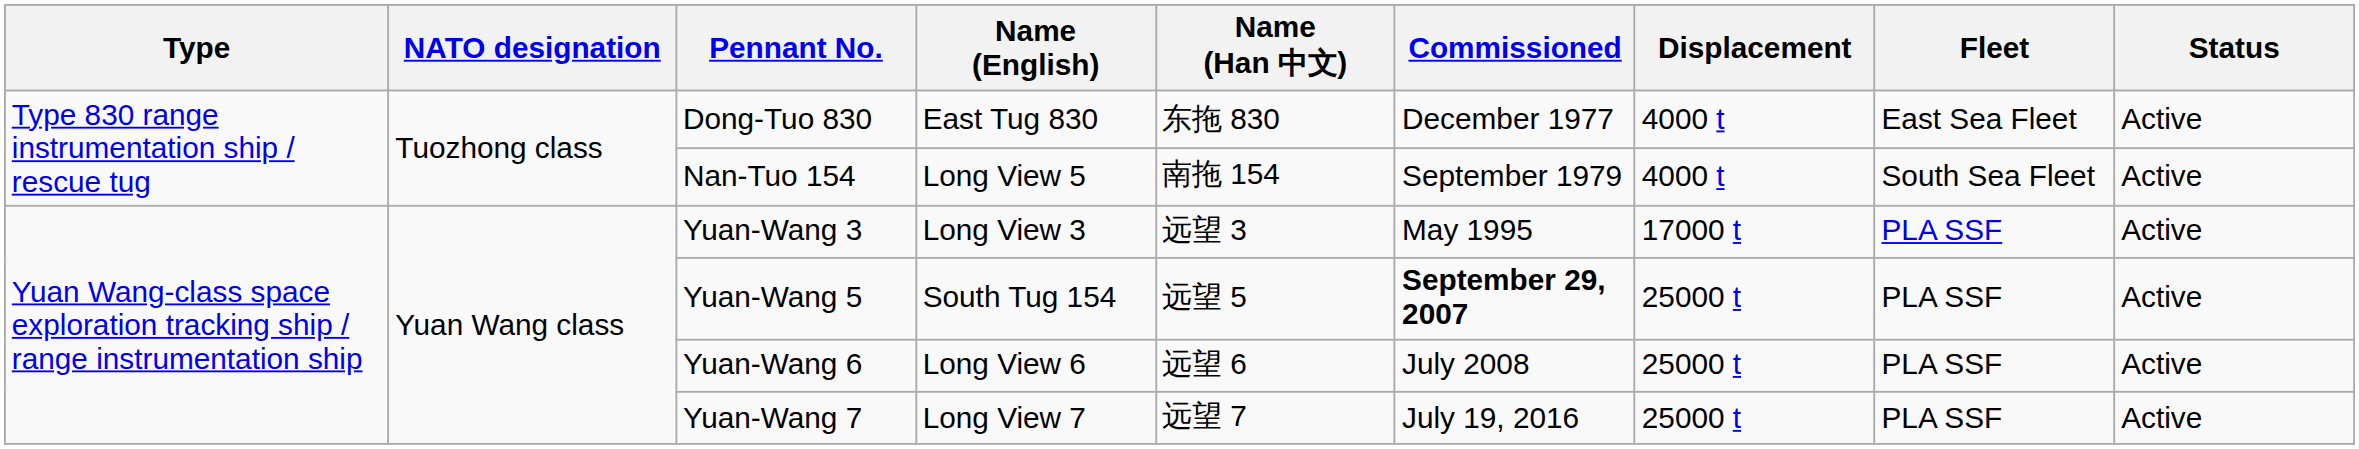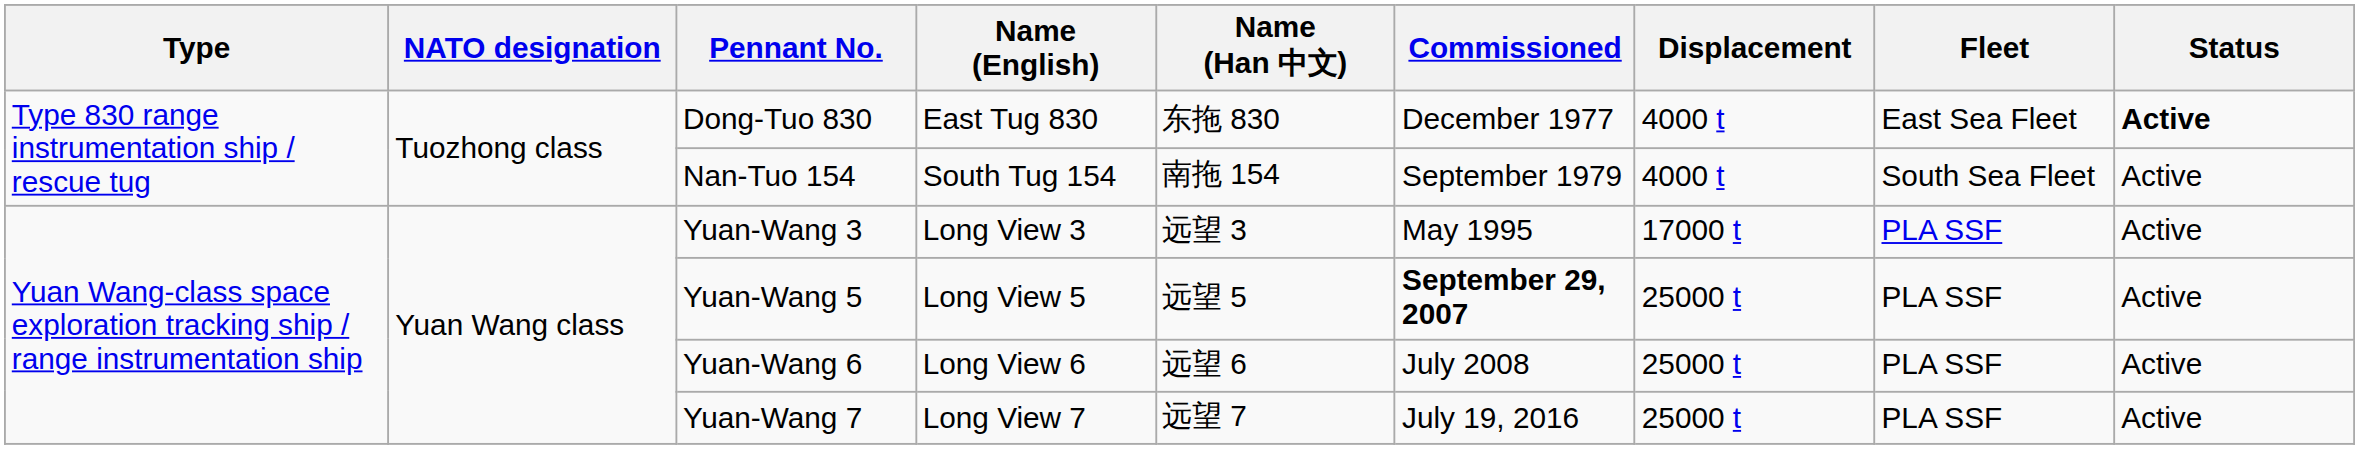(2162, 119) normal -> (2166, 119) bold
(1004, 176) Long View 5 -> (1019, 176) South Tug 154
(1019, 298) South Tug 154 -> (1004, 298) Long View 5
